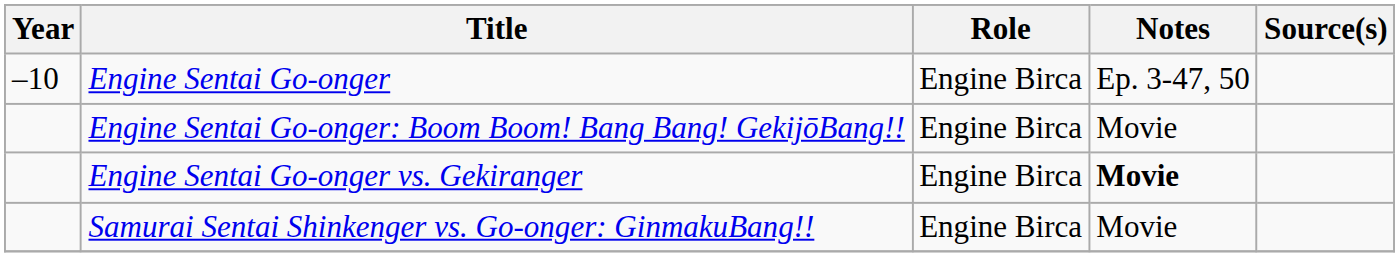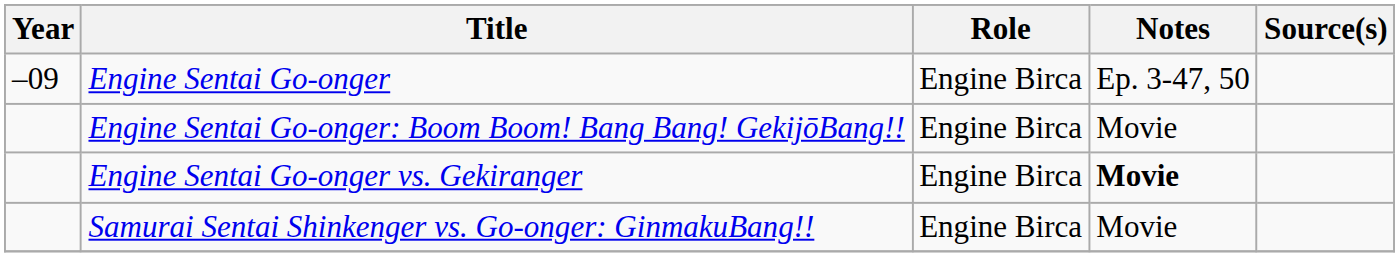(35, 78) –10 -> (35, 78) –09
